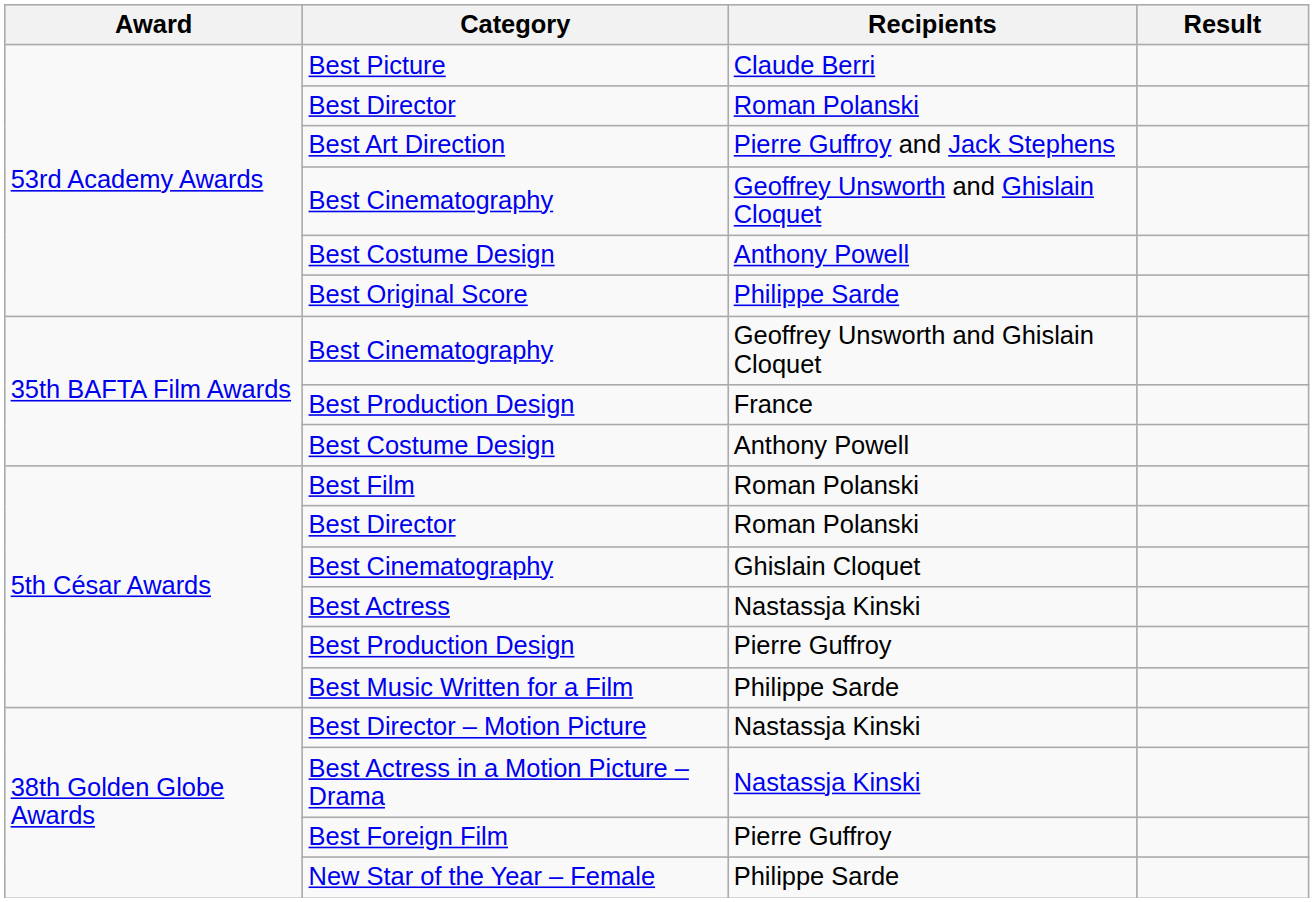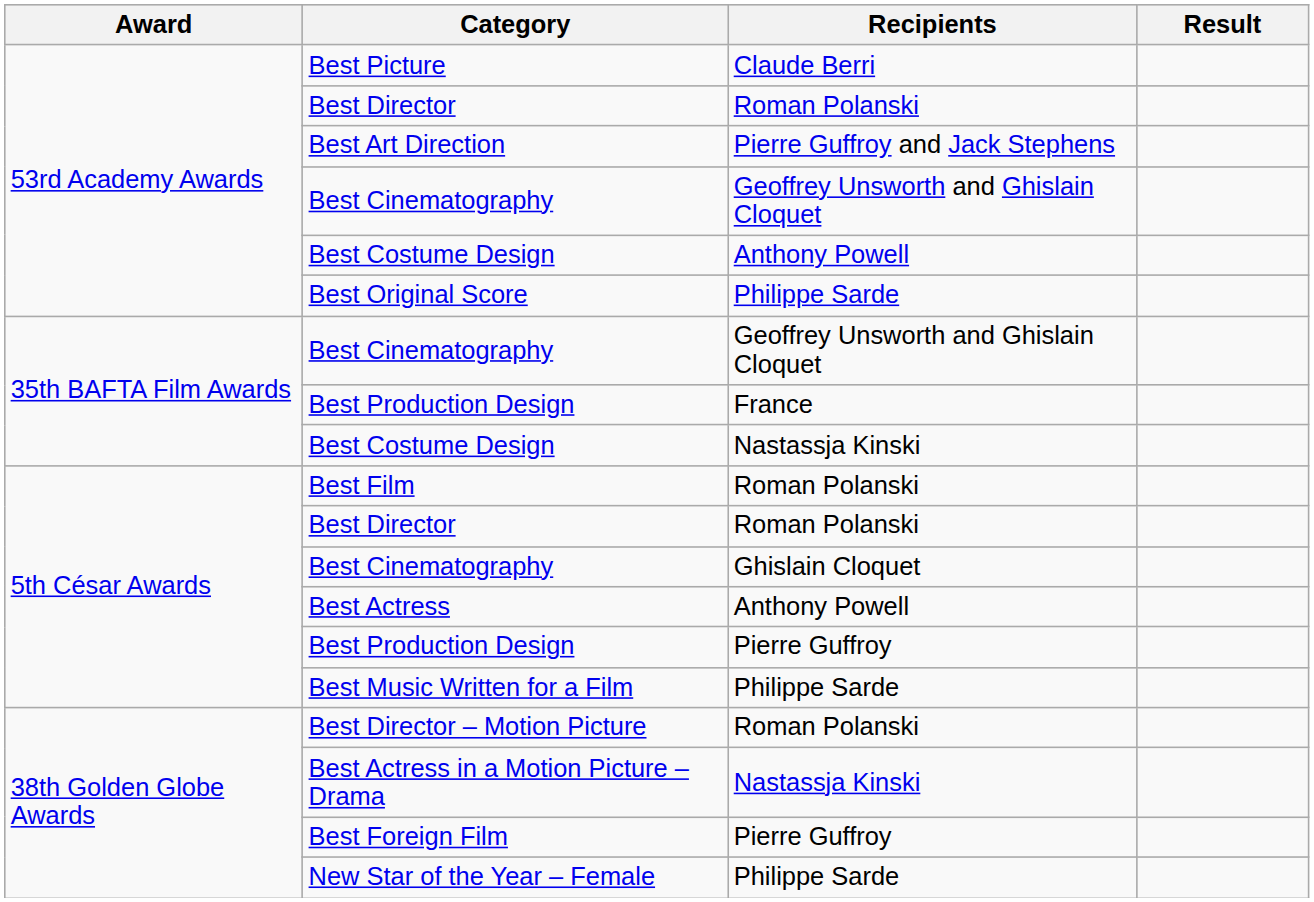(821, 445) Anthony Powell -> (827, 445) Nastassja Kinski
(827, 606) Nastassja Kinski -> (821, 606) Anthony Powell
(827, 727) Nastassja Kinski -> (826, 727) Roman Polanski
